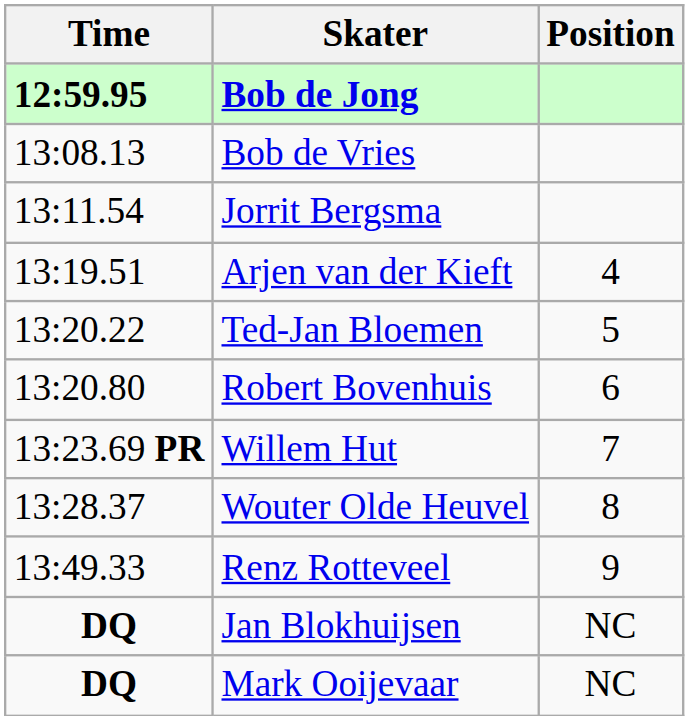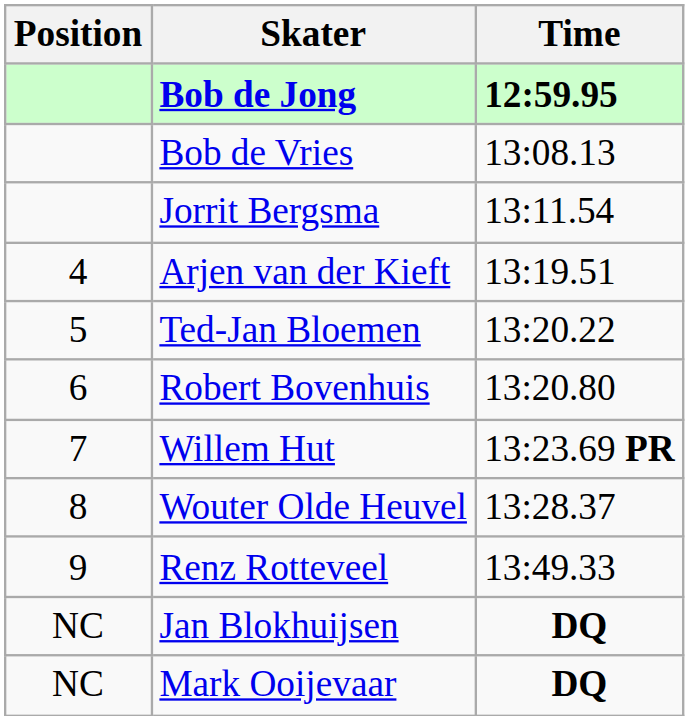columns swapped: (610, 34) <-> (109, 34)
